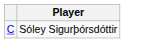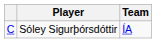+ column: (136, 12)
